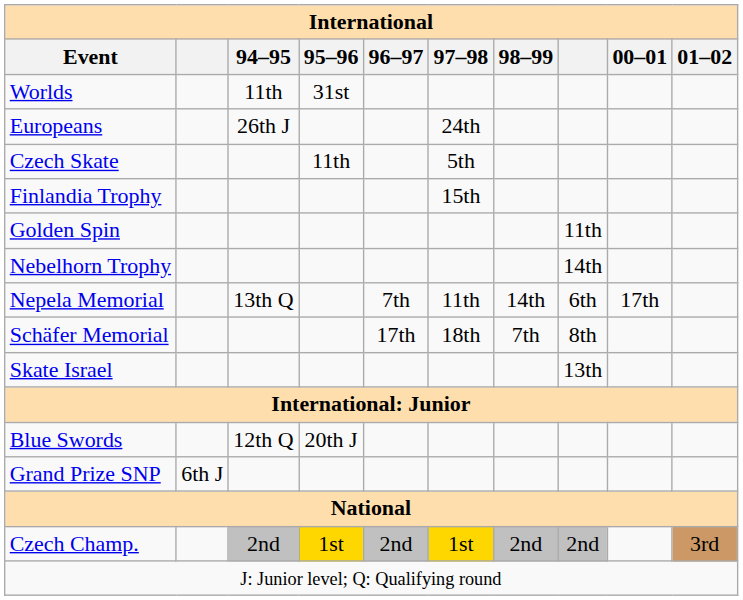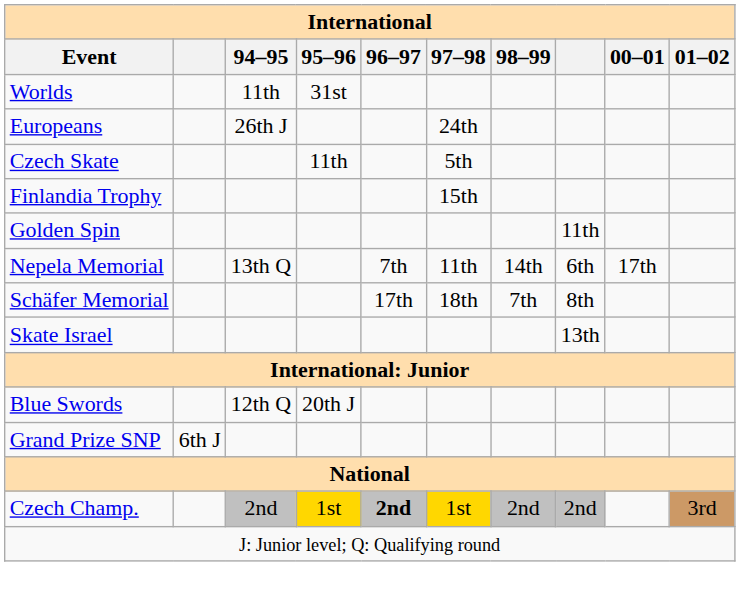- row: (90, 265)
(396, 543) normal -> (393, 508) bold
